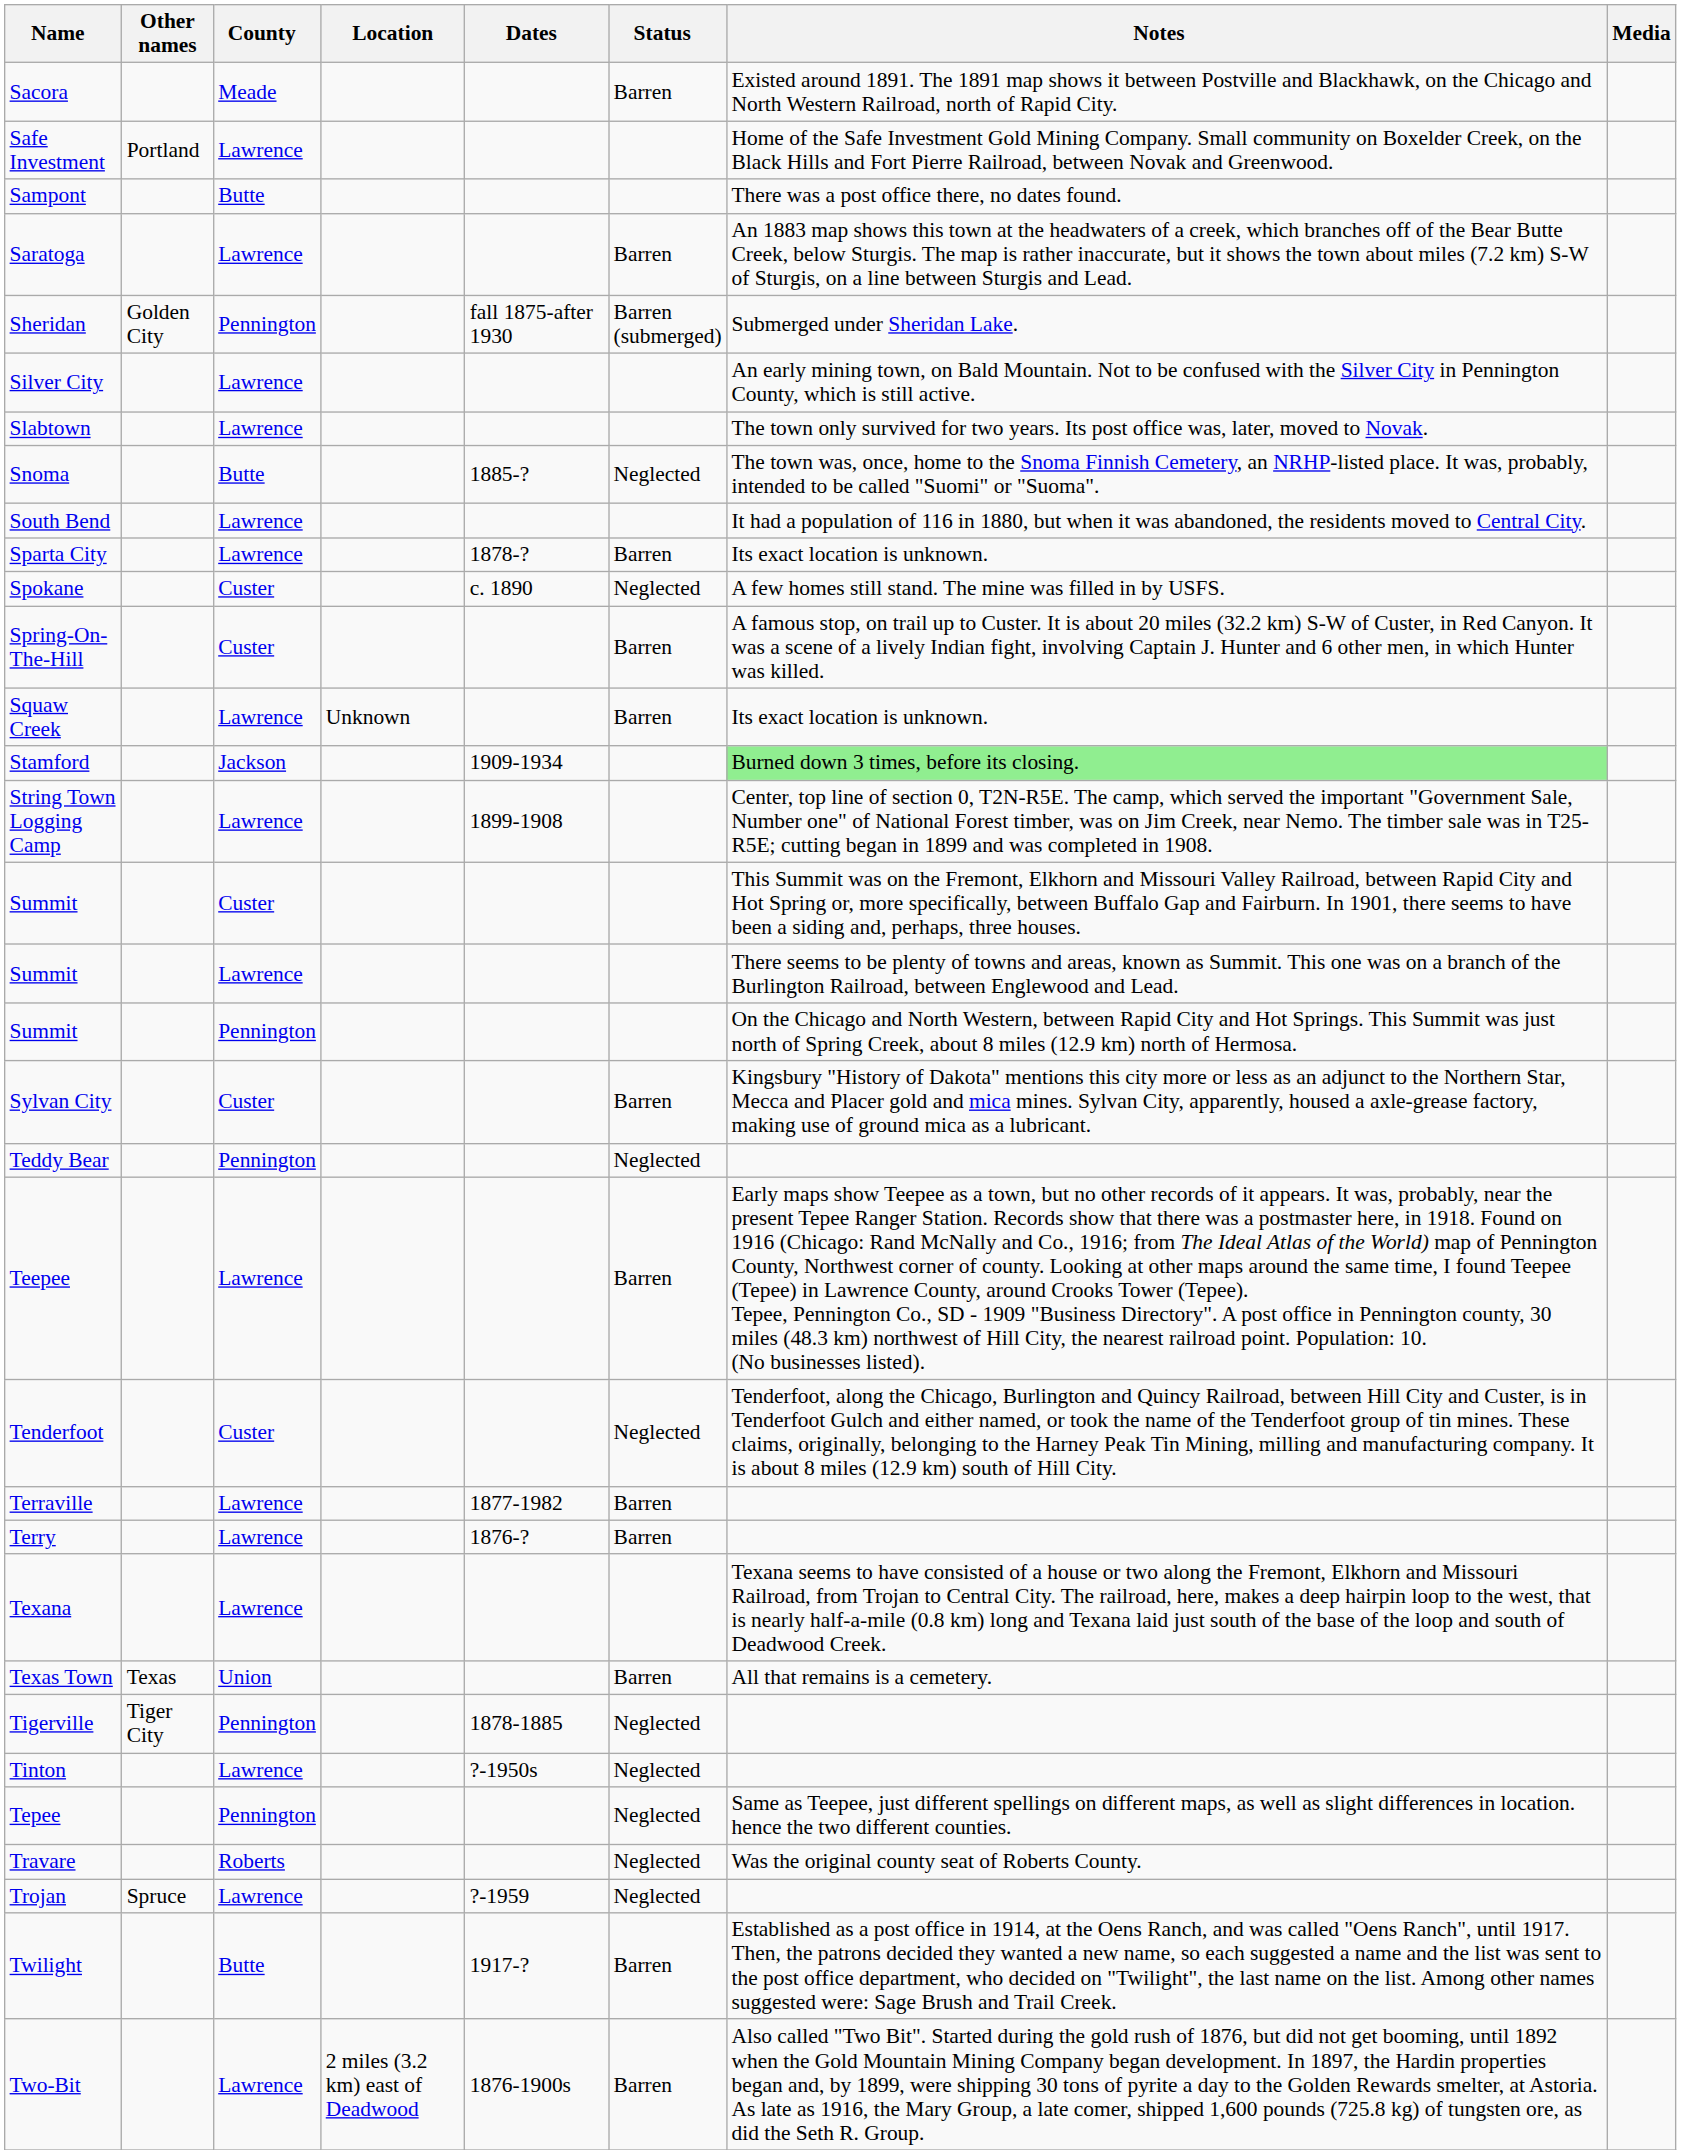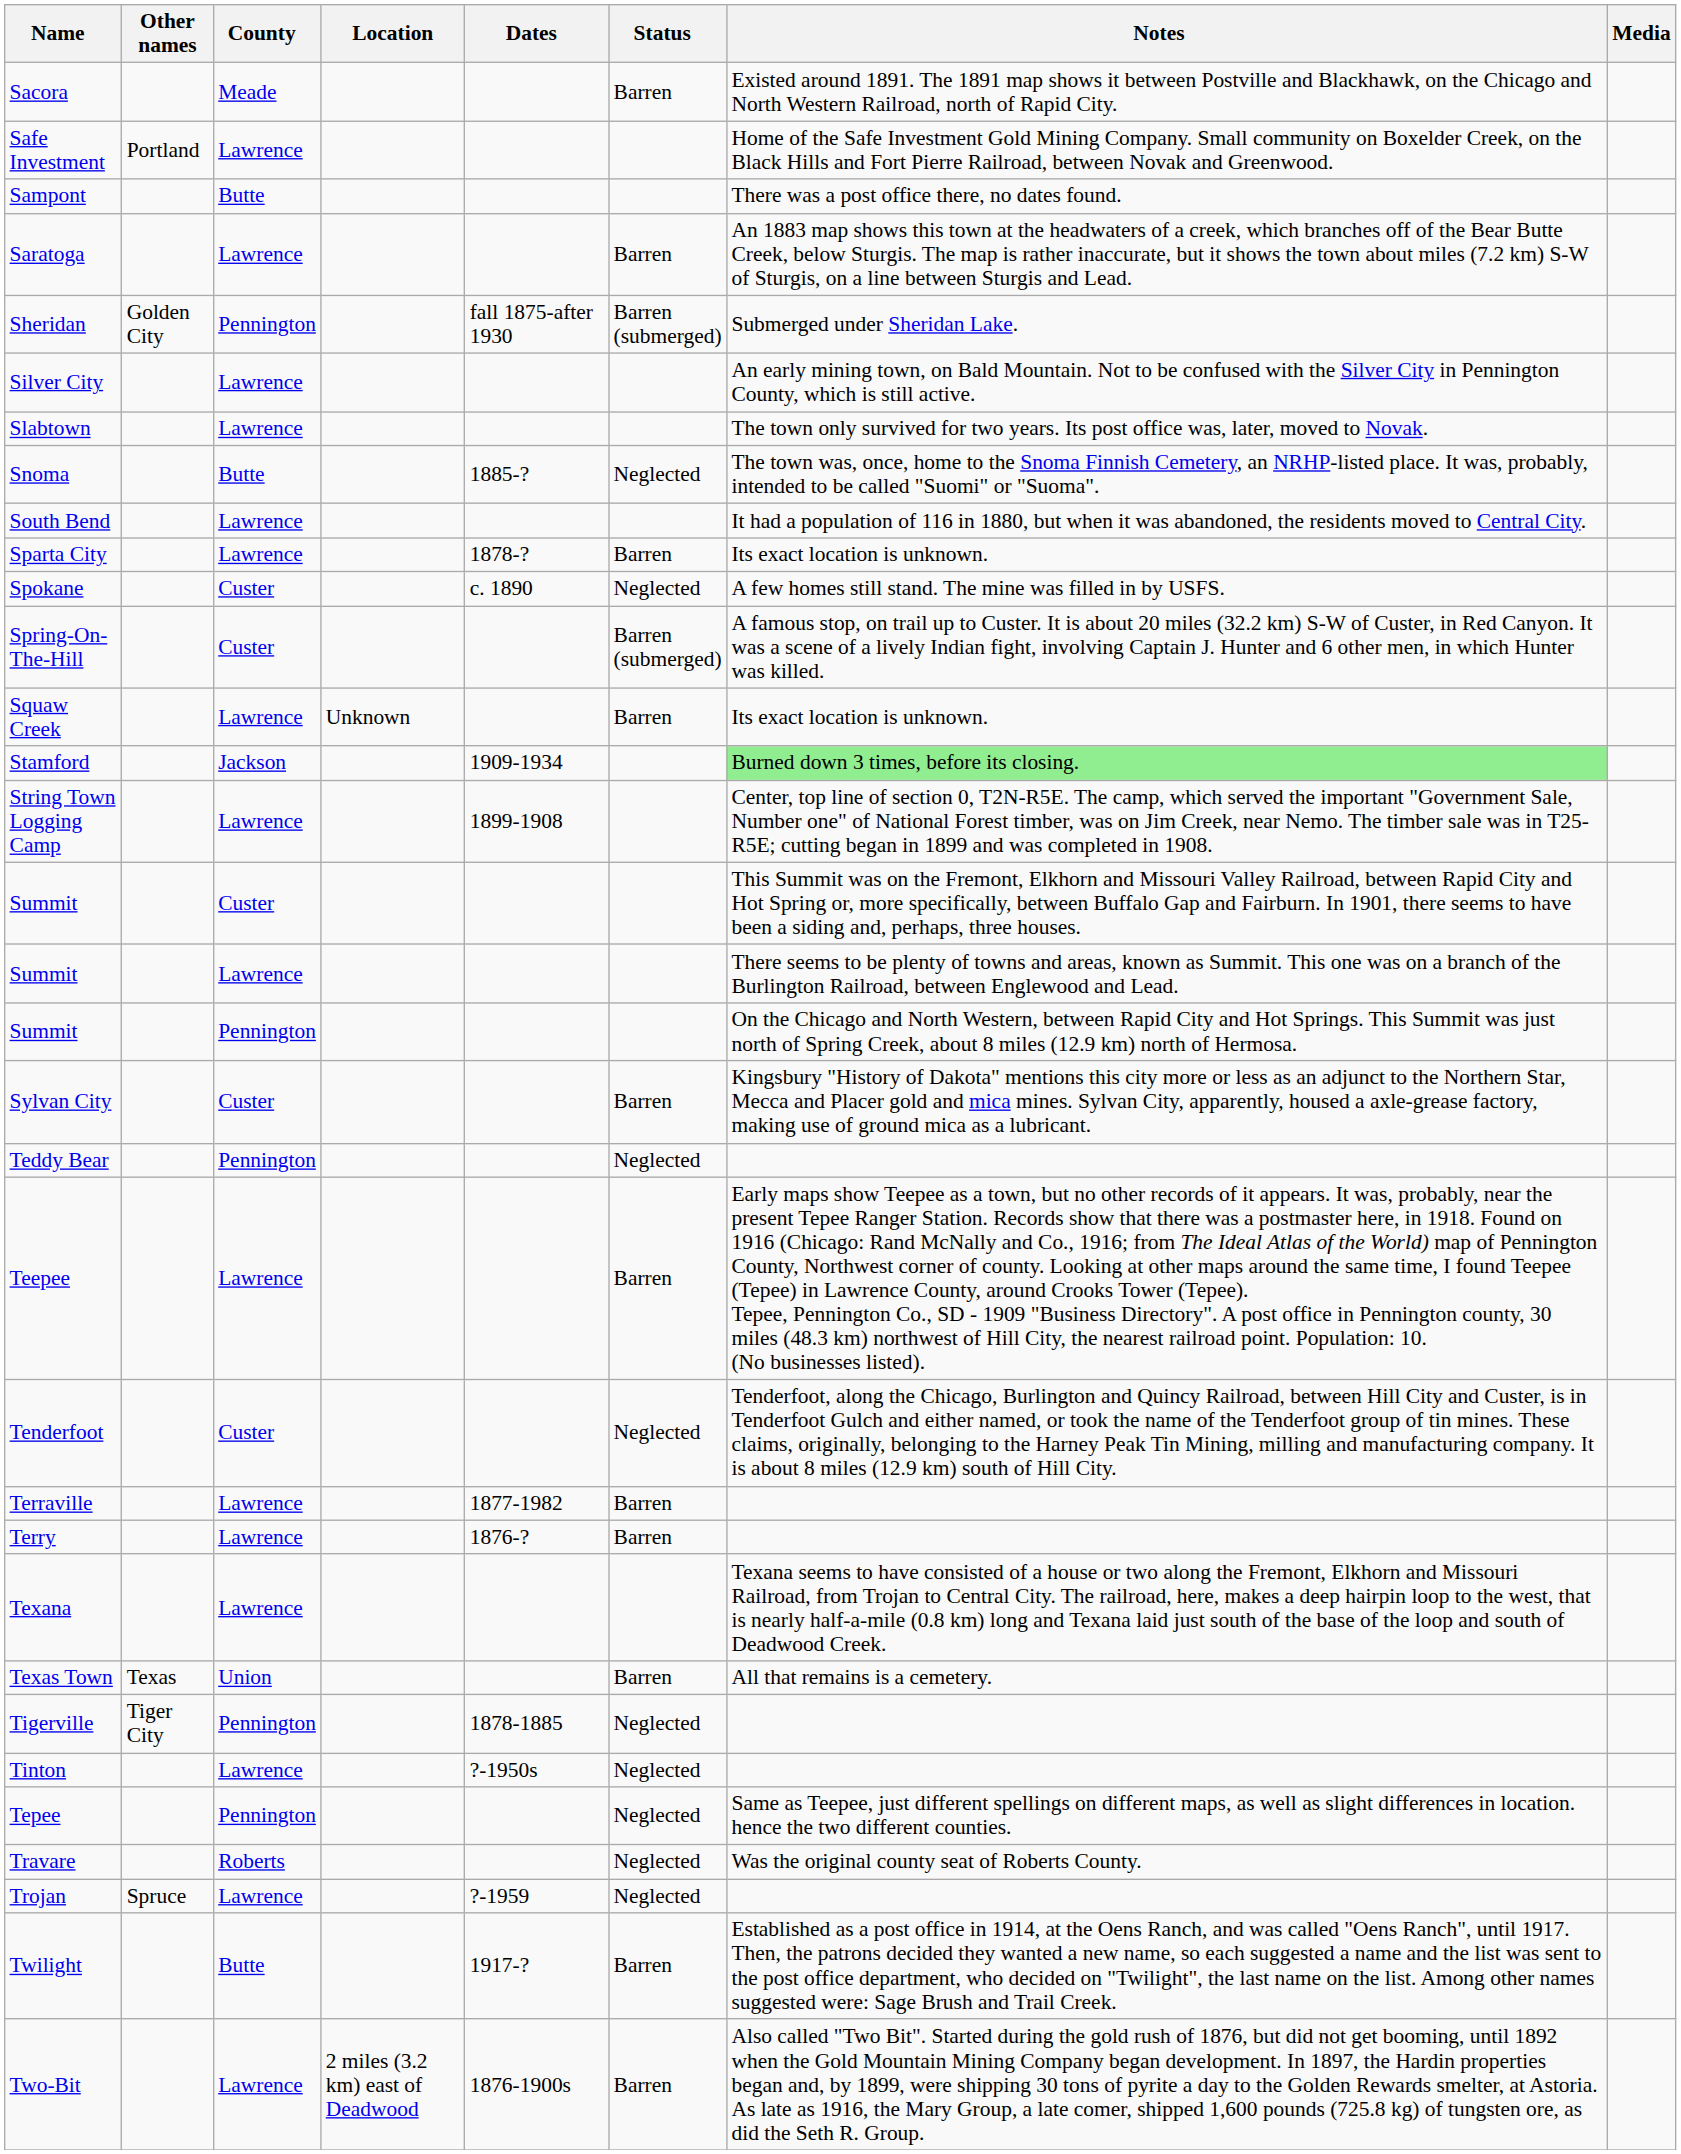(643, 646) Barren -> (668, 646) Barren (submerged)
